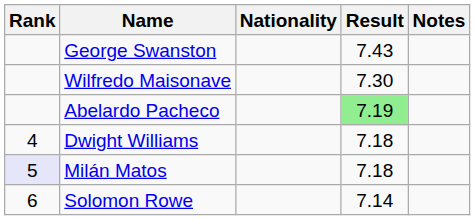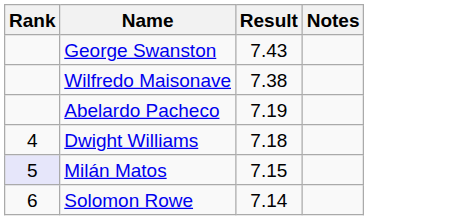- column: (288, 20)
(375, 80) 7.30 -> (269, 80) 7.38
(375, 110) lightgreen background -> (269, 110) no background
(375, 170) 7.18 -> (269, 170) 7.15
